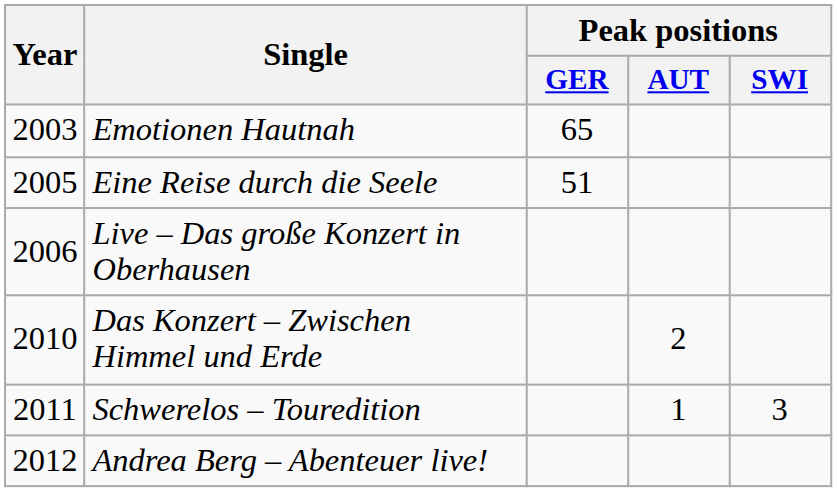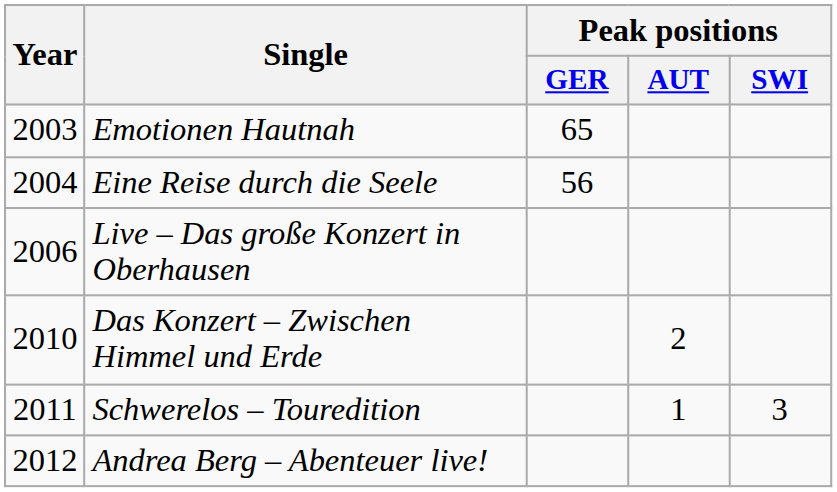(45, 181) 2005 -> (45, 181) 2004
(577, 181) 51 -> (577, 181) 56
